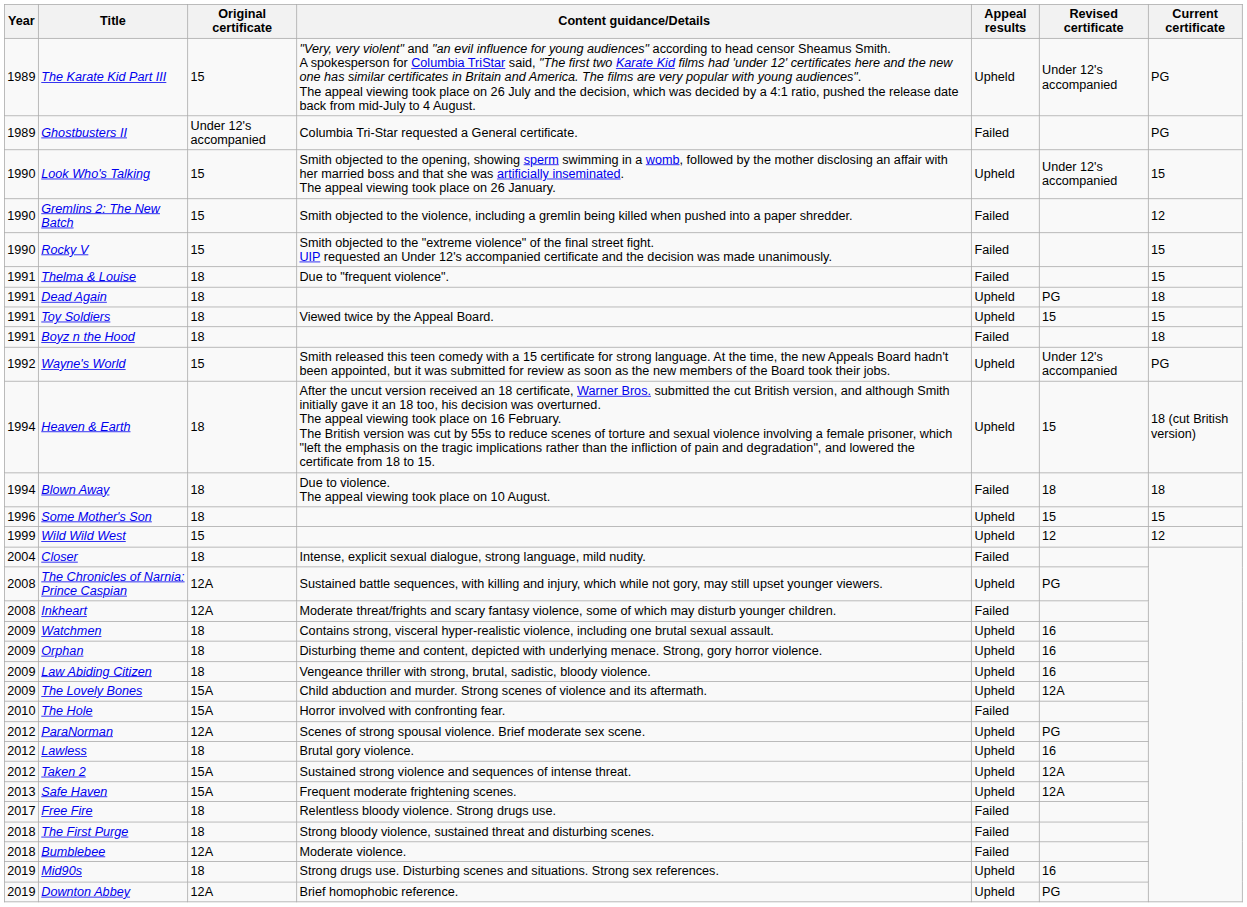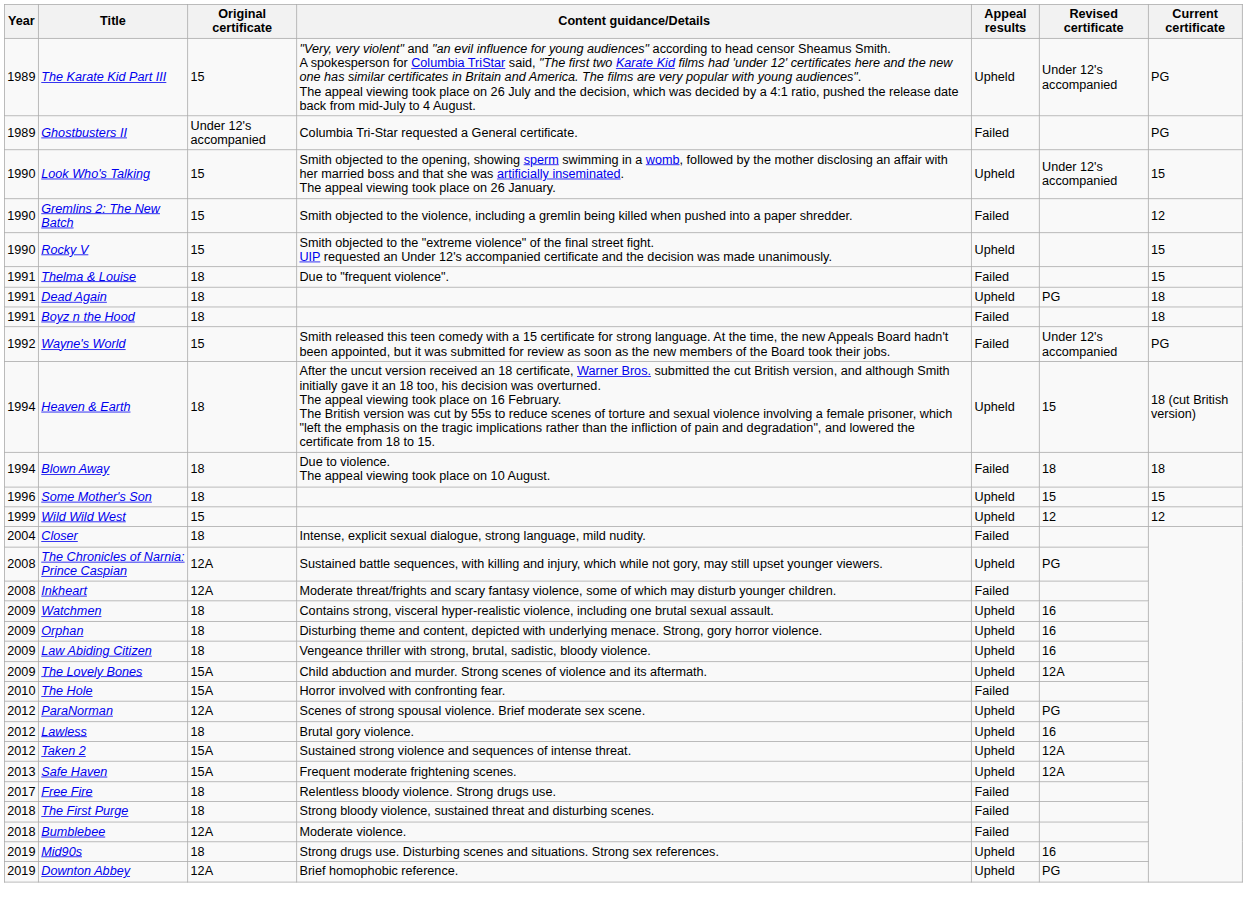(992, 249) Failed -> (995, 249) Upheld
- row: (76, 317)
(995, 364) Upheld -> (992, 344) Failed
